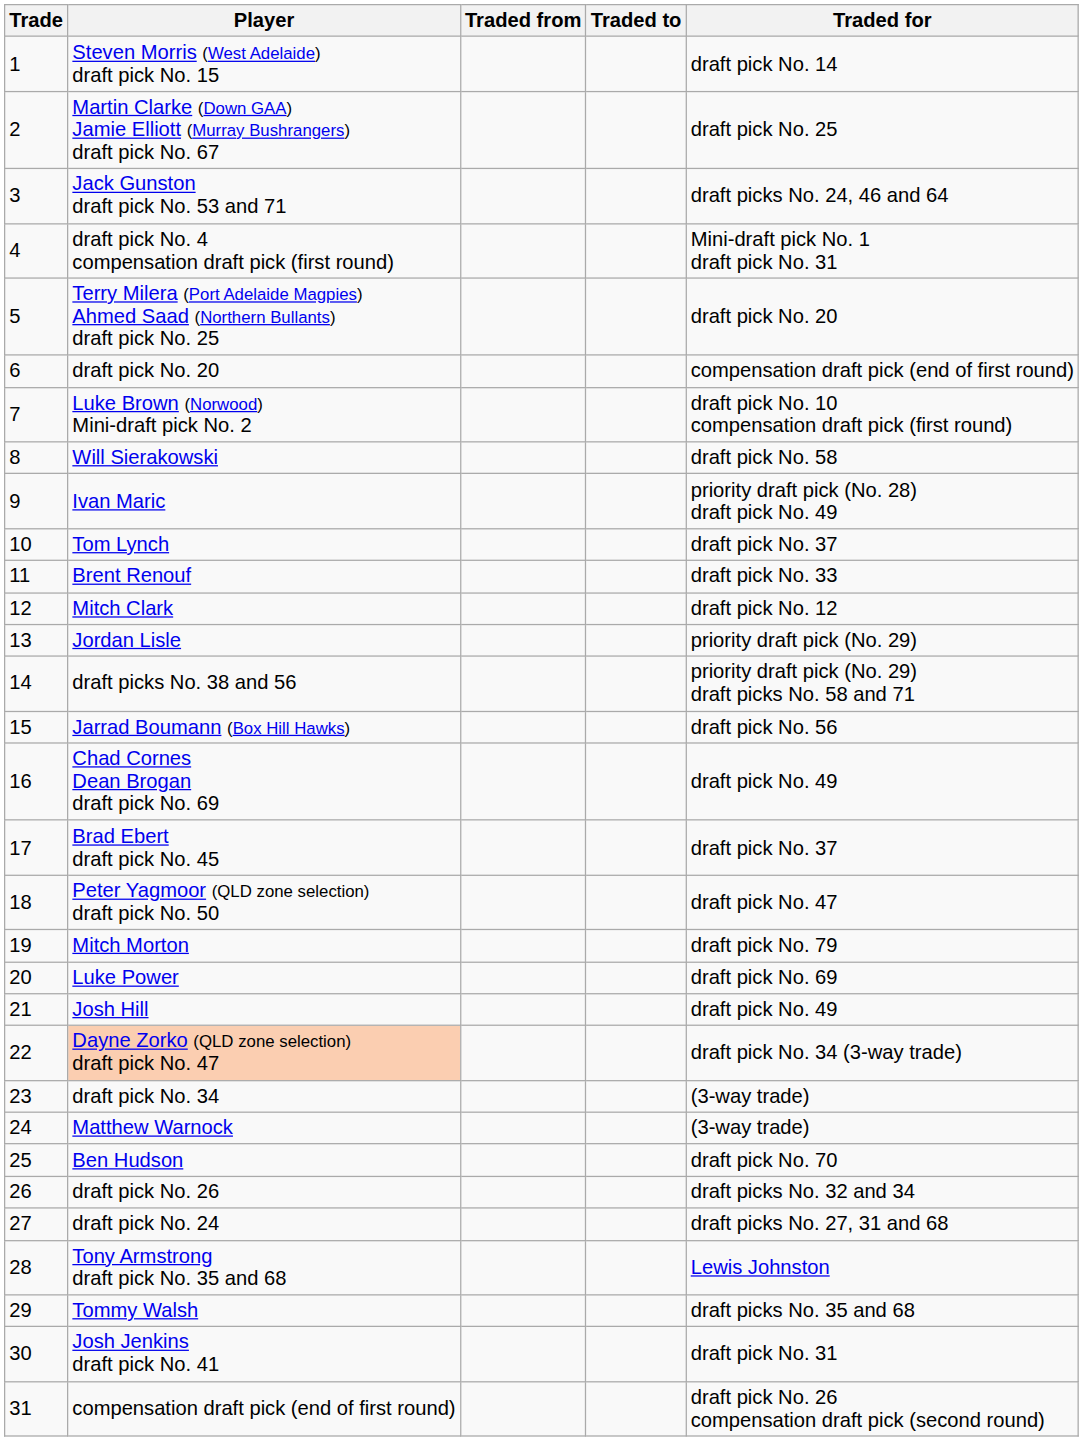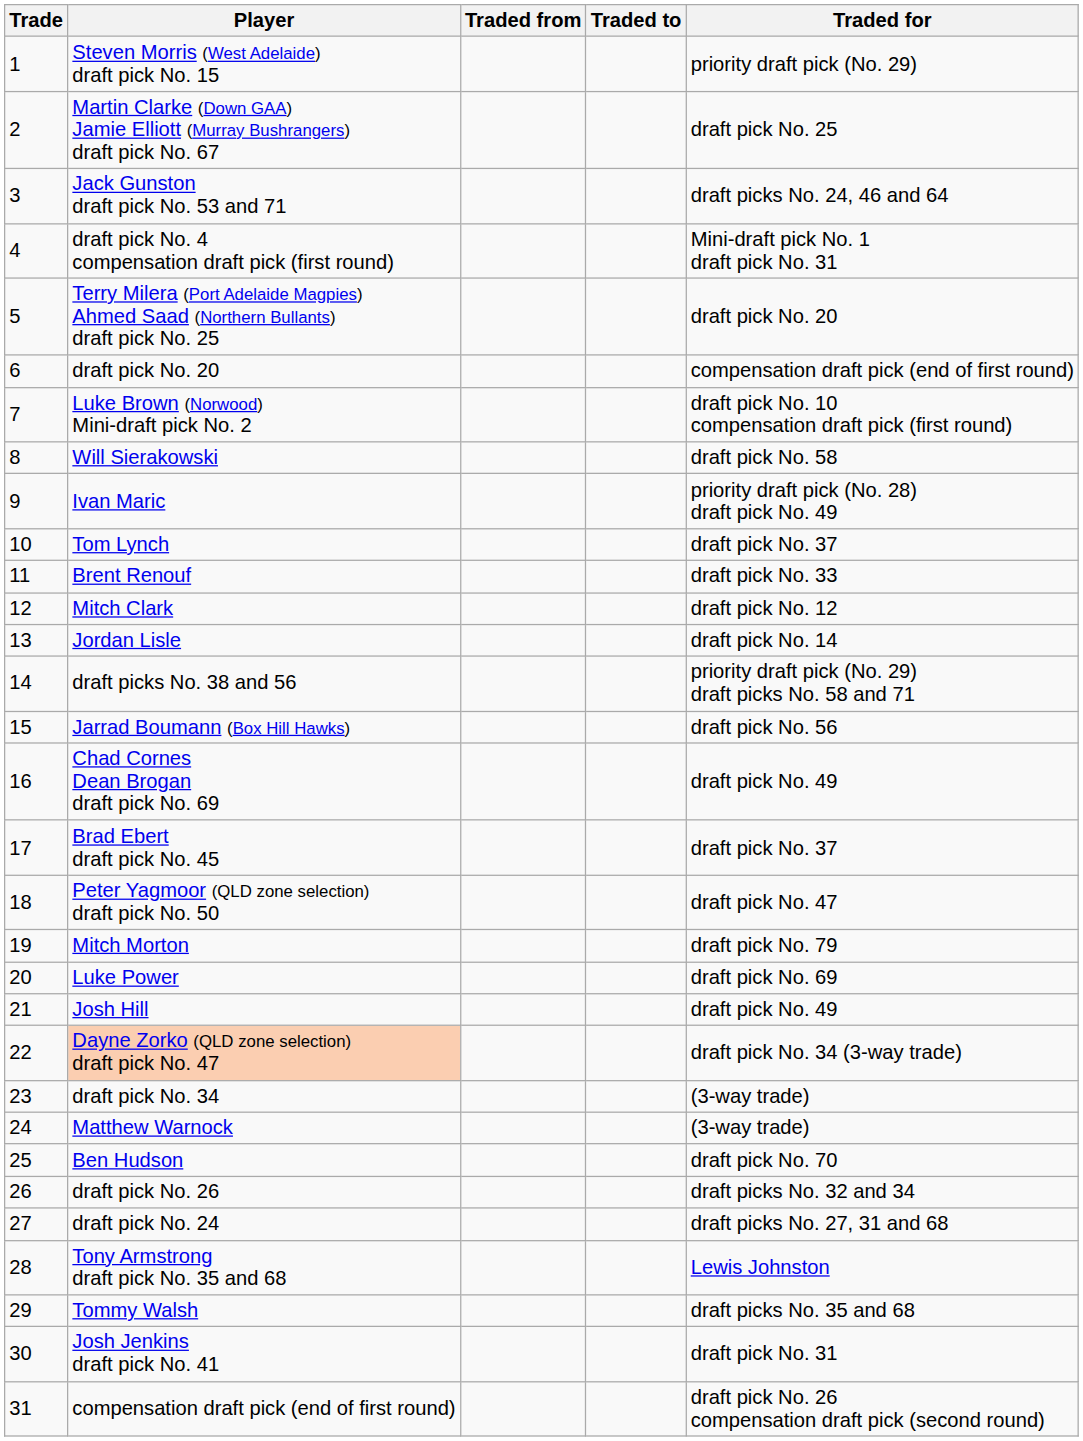(764, 63) draft pick No. 14 -> (804, 63) priority draft pick (No. 29)
(804, 640) priority draft pick (No. 29) -> (764, 640) draft pick No. 14
